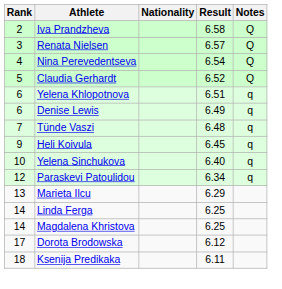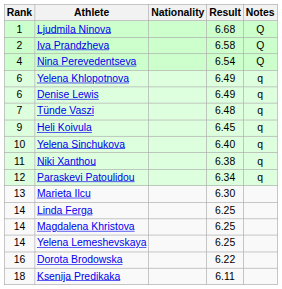+ row: (74, 29)
- row: (73, 45)
- row: (77, 78)
(215, 95) 6.51 -> (225, 78) 6.49
+ row: (66, 161)
(215, 194) 6.29 -> (225, 194) 6.30
+ row: (92, 243)
(19, 243) 17 -> (19, 260) 16
(215, 243) 6.12 -> (225, 260) 6.22
